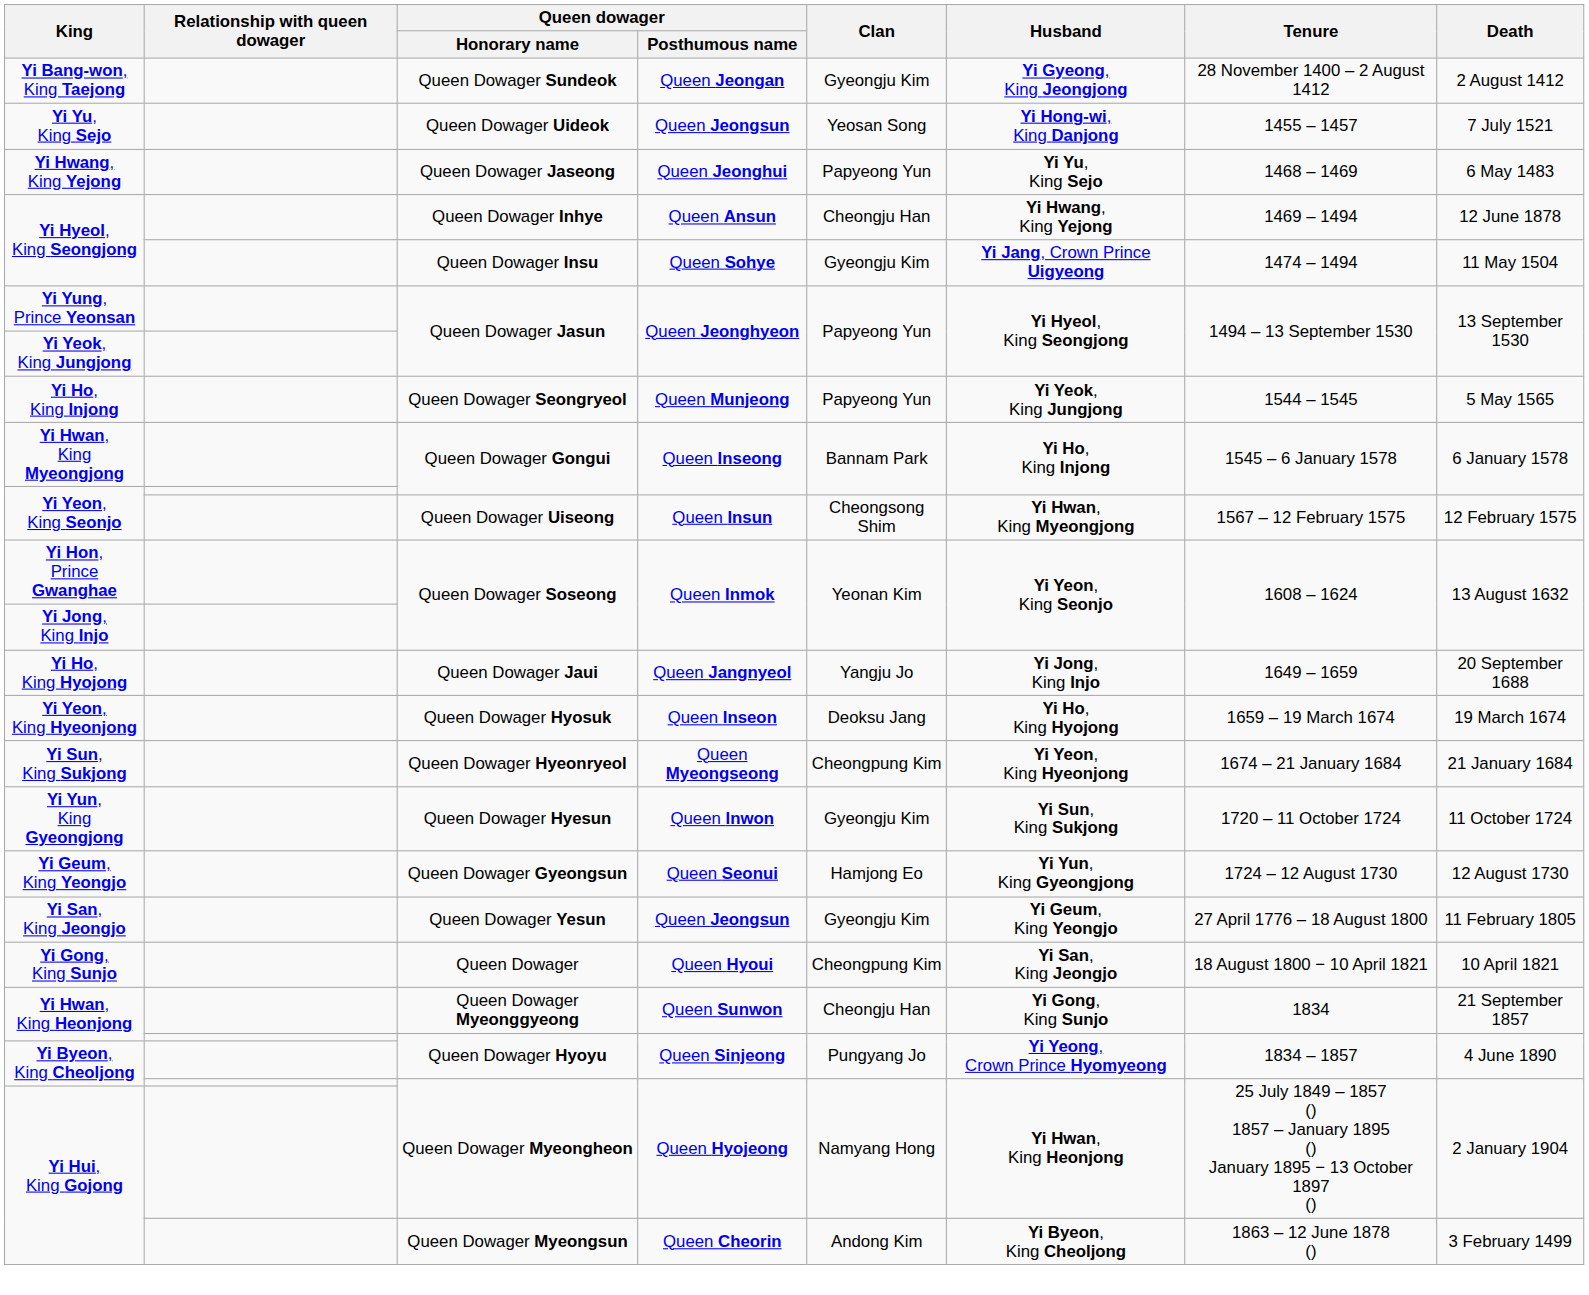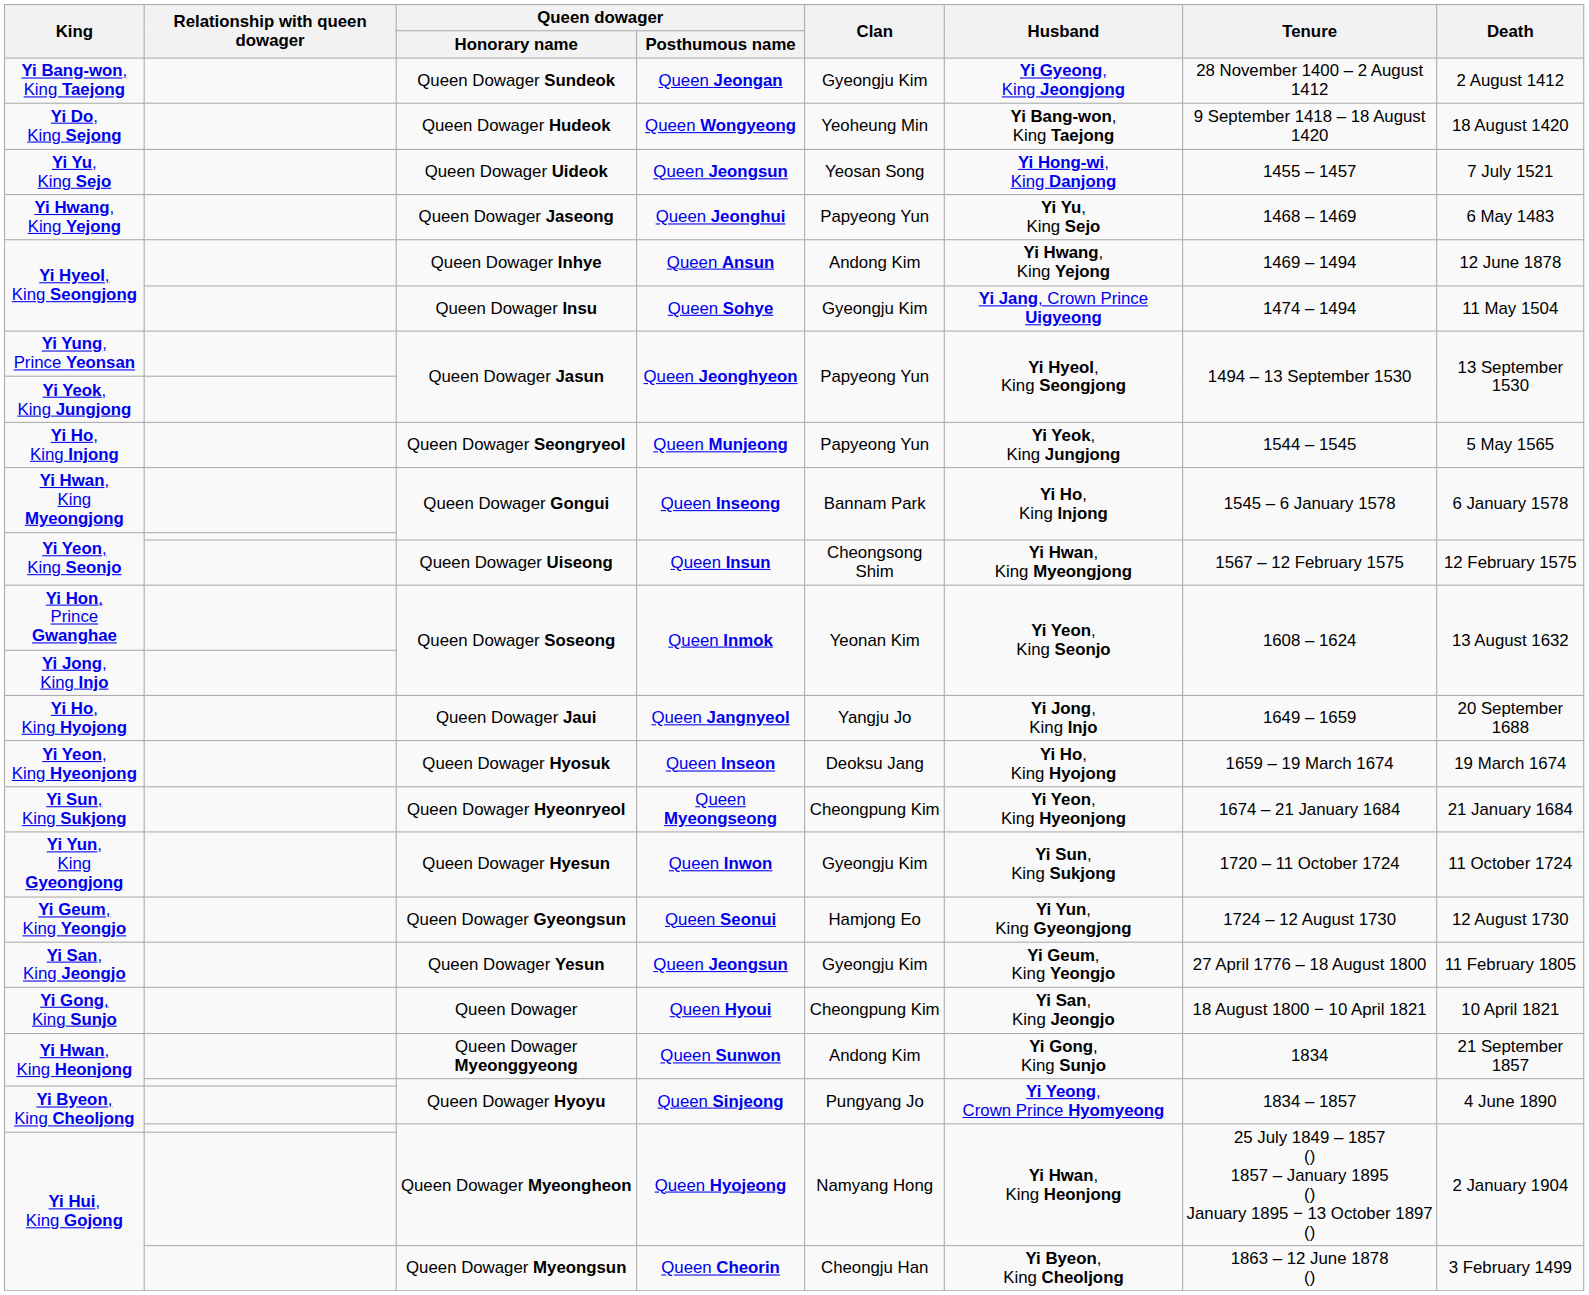+ row: (74, 126)
(877, 217) Cheongju Han -> (875, 262) Andong Kim
(877, 1010) Cheongju Han -> (875, 1055) Andong Kim
(877, 1241) Andong Kim -> (875, 1268) Cheongju Han
